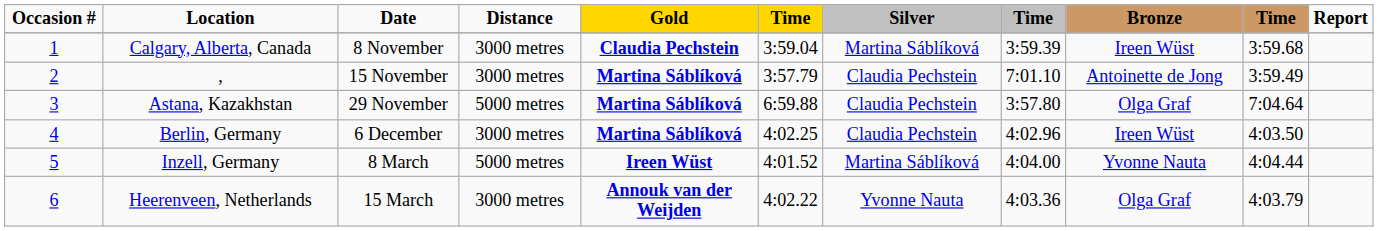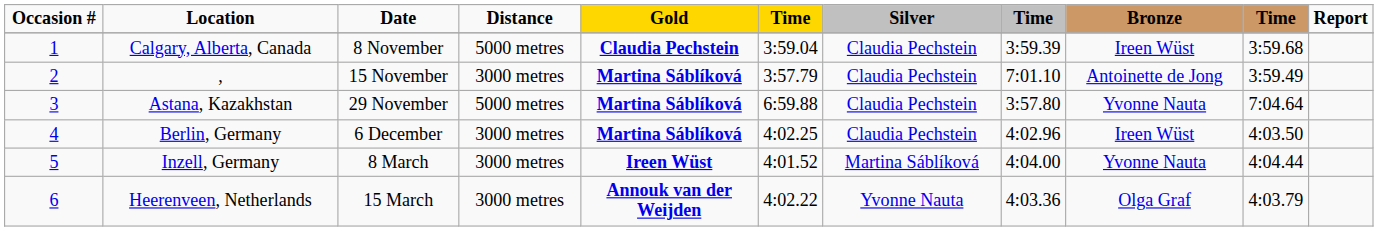(520, 47) 3000 metres -> (520, 47) 5000 metres
(912, 47) Martina Sáblíková -> (912, 47) Claudia Pechstein
(1155, 104) Olga Graf -> (1155, 104) Yvonne Nauta
(520, 162) 5000 metres -> (520, 162) 3000 metres
